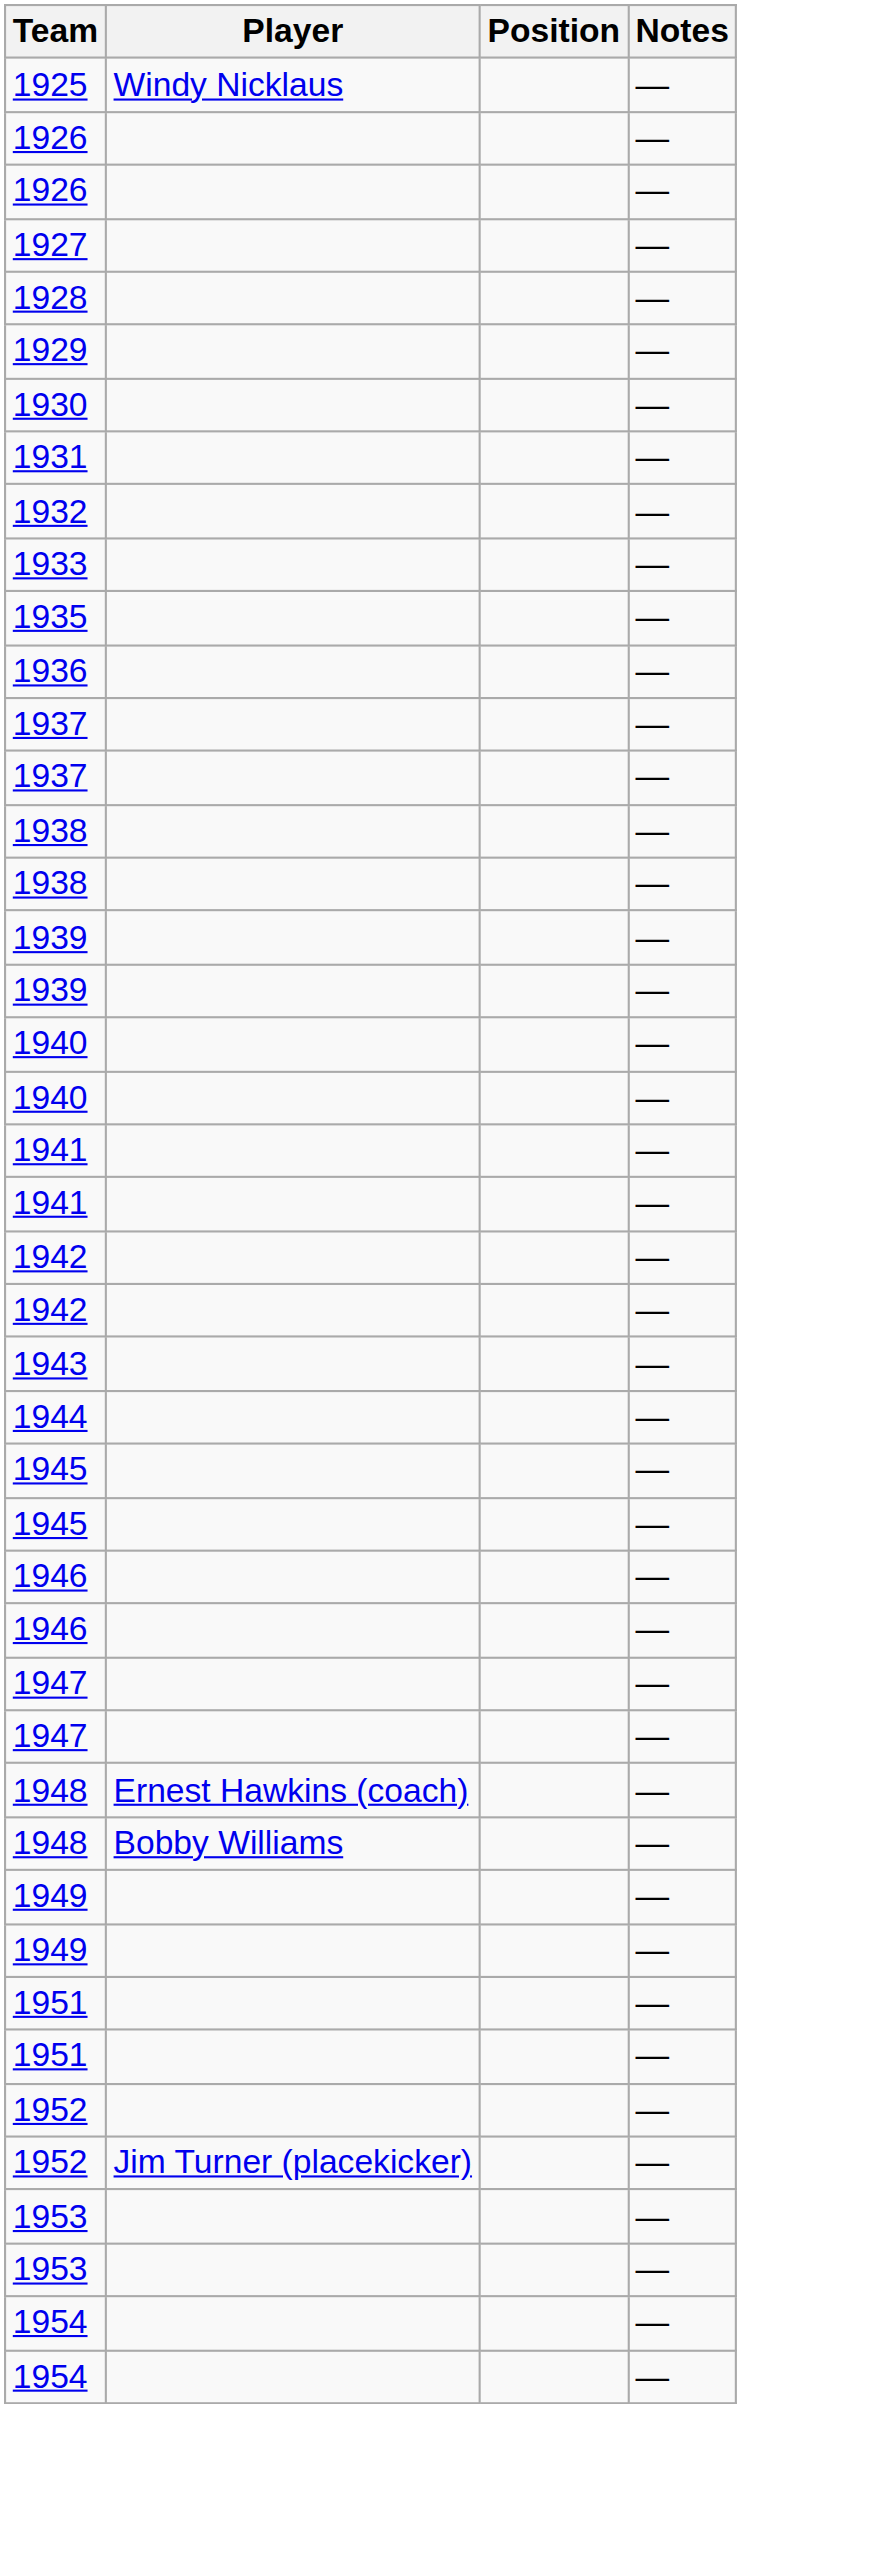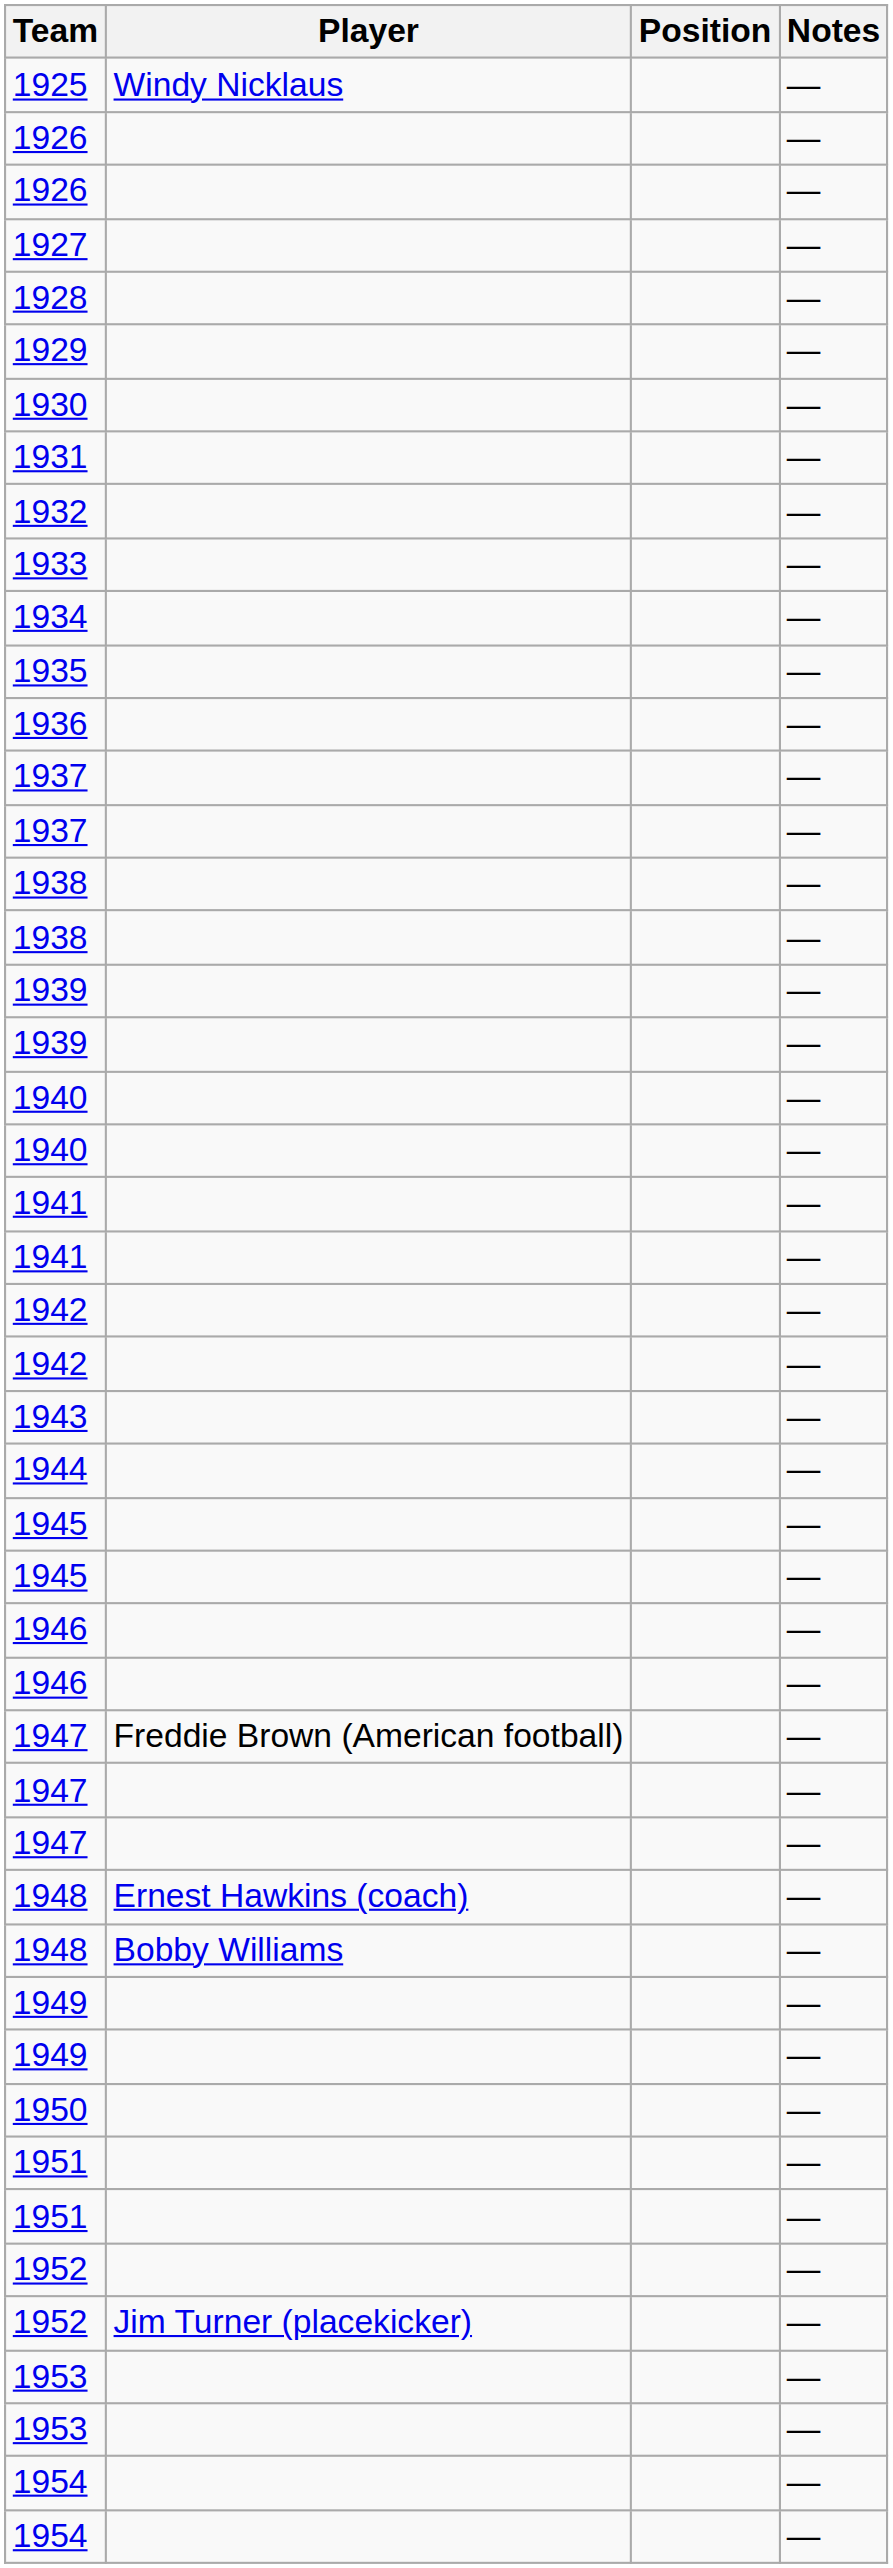+ row: (50, 617)
+ row: (50, 1736)
+ row: (50, 2109)
